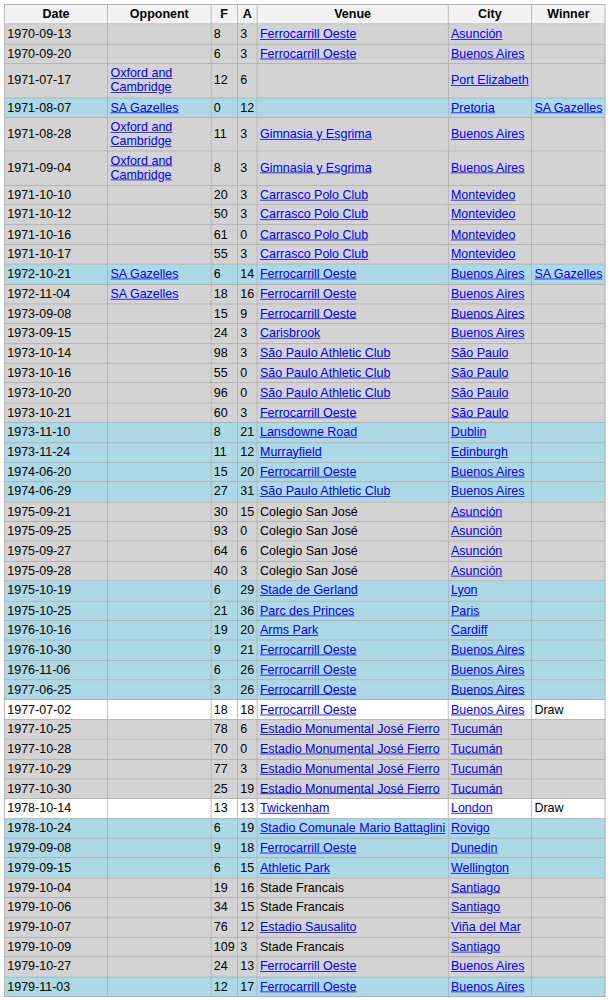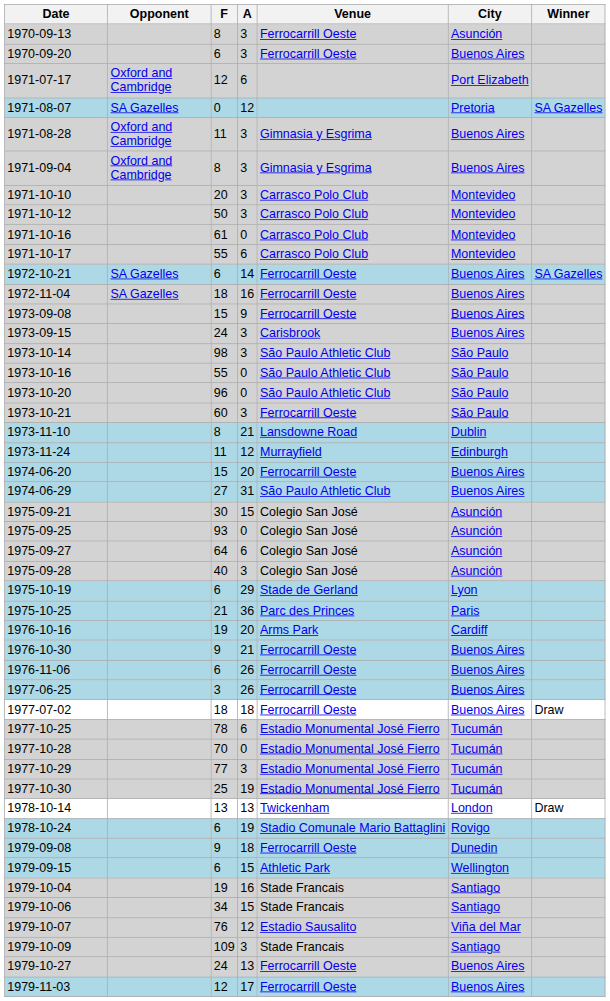(244, 254) 3 -> (244, 254) 6
